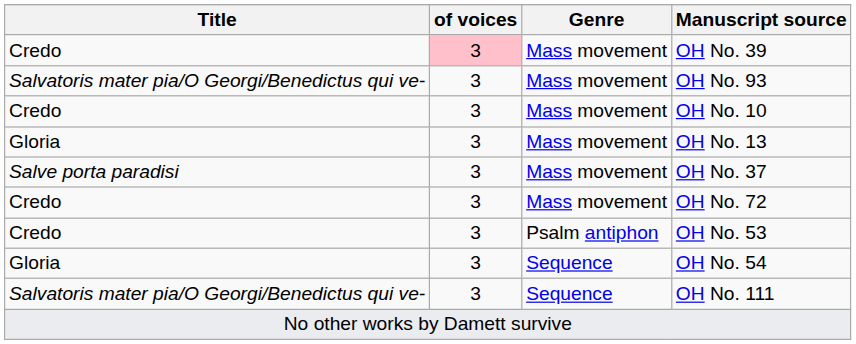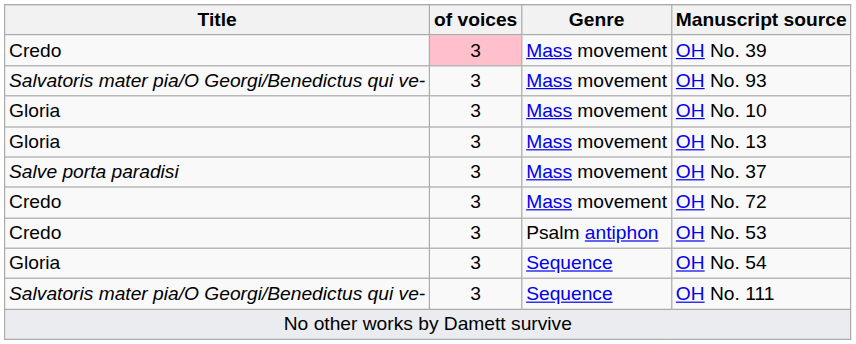(35, 111) Credo -> (35, 111) Gloria
